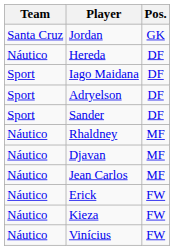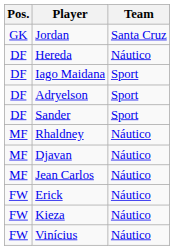columns swapped: (156, 14) <-> (35, 14)
